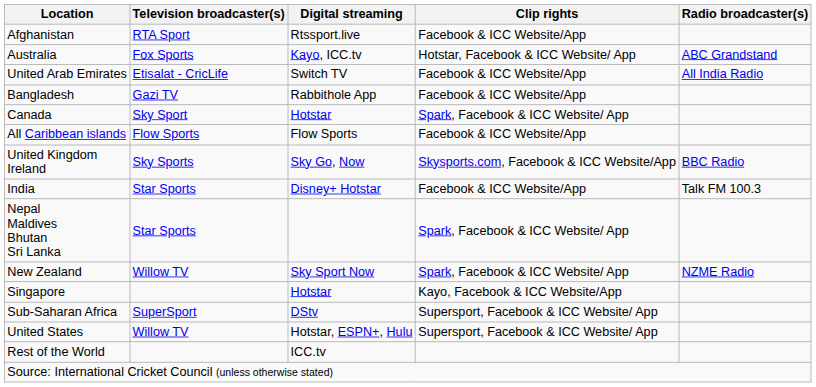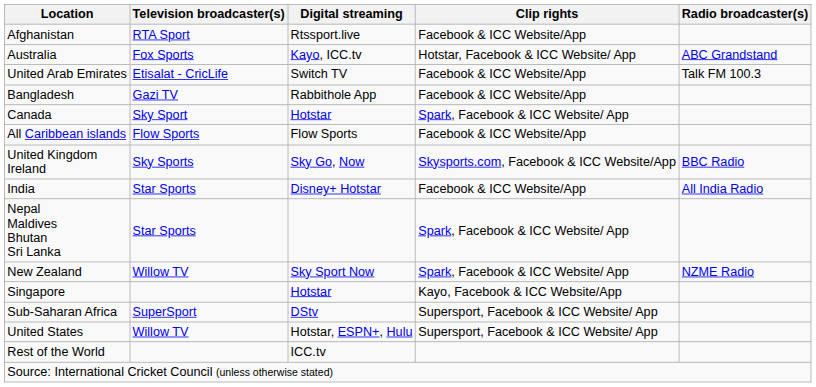(722, 74) All India Radio -> (721, 74) Talk FM 100.3
(721, 189) Talk FM 100.3 -> (722, 189) All India Radio
